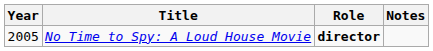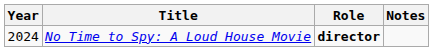(23, 36) 2005 -> (23, 36) 2024
